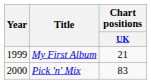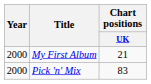(17, 54) 1999 -> (17, 54) 2000
